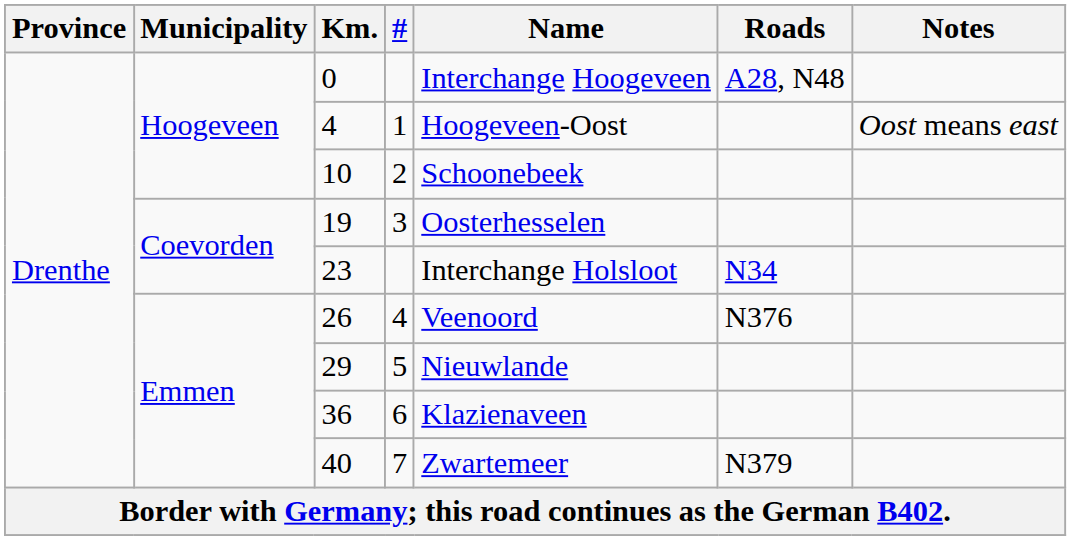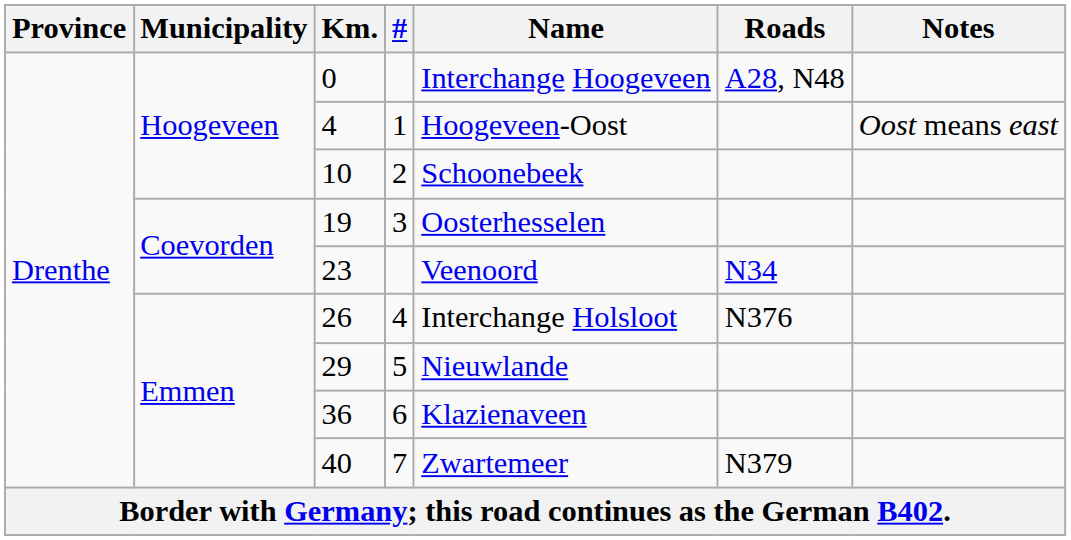(549, 269) Interchange Holsloot -> (480, 269) Veenoord
(480, 317) Veenoord -> (549, 317) Interchange Holsloot
